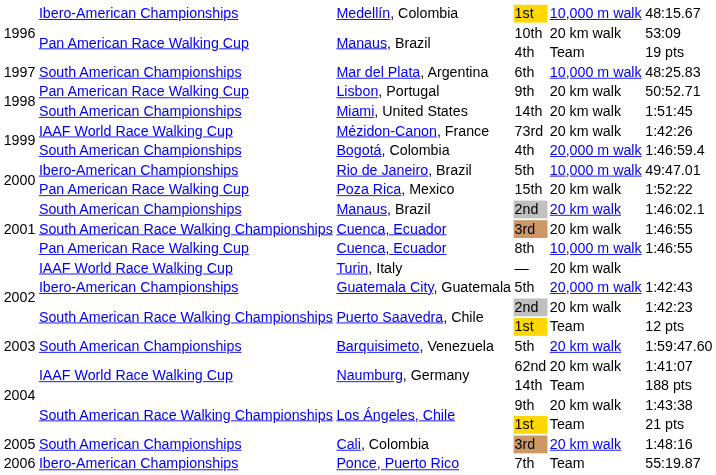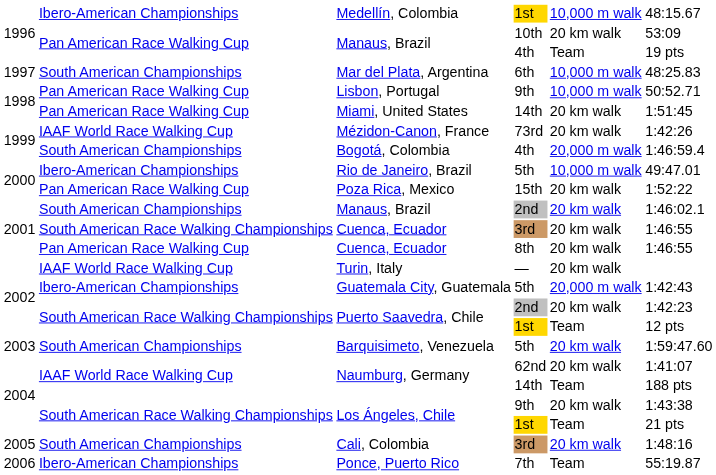(585, 92) 20 km walk -> (596, 92) 10,000 m walk
(140, 111) South American Championships -> (144, 111) Pan American Race Walking Cup
(596, 248) 10,000 m walk -> (585, 248) 20 km walk
